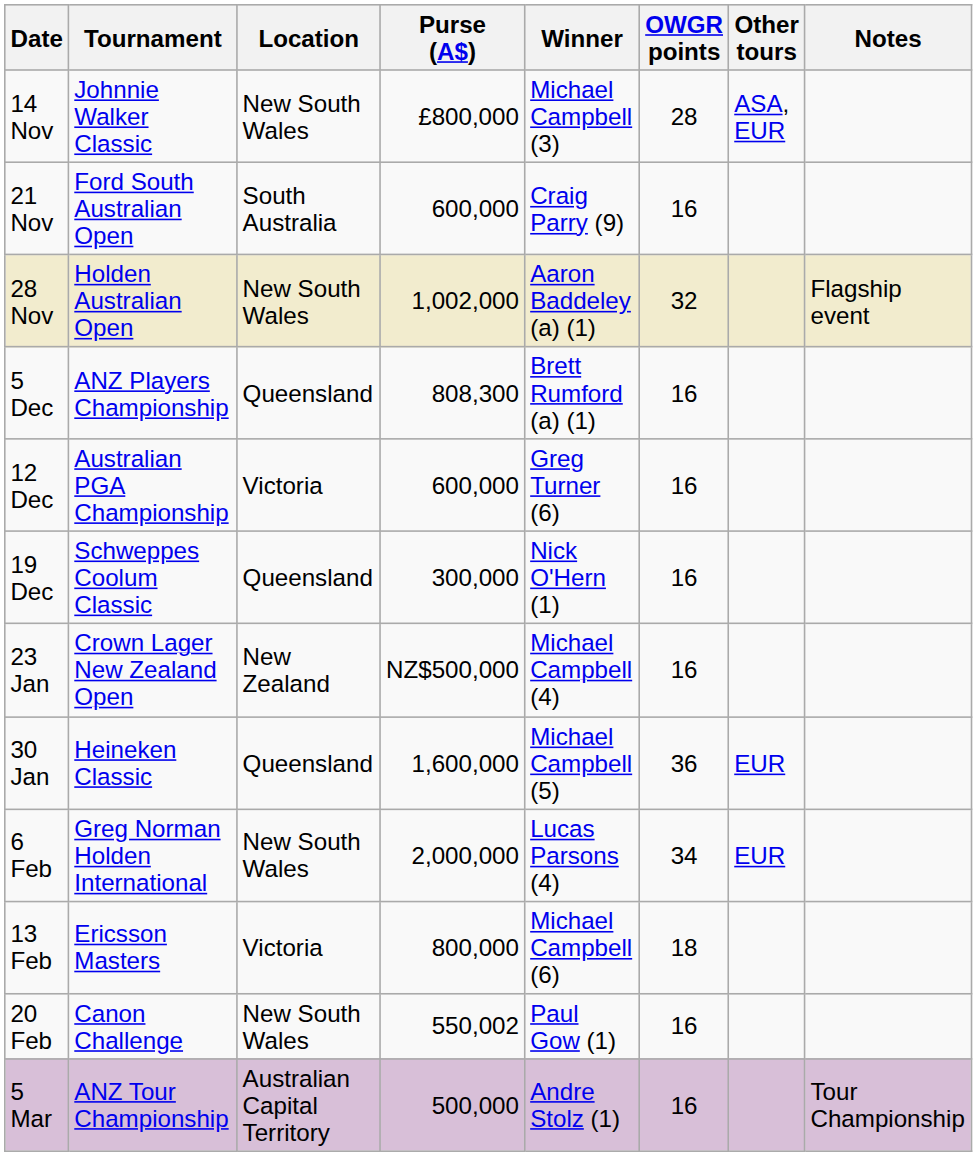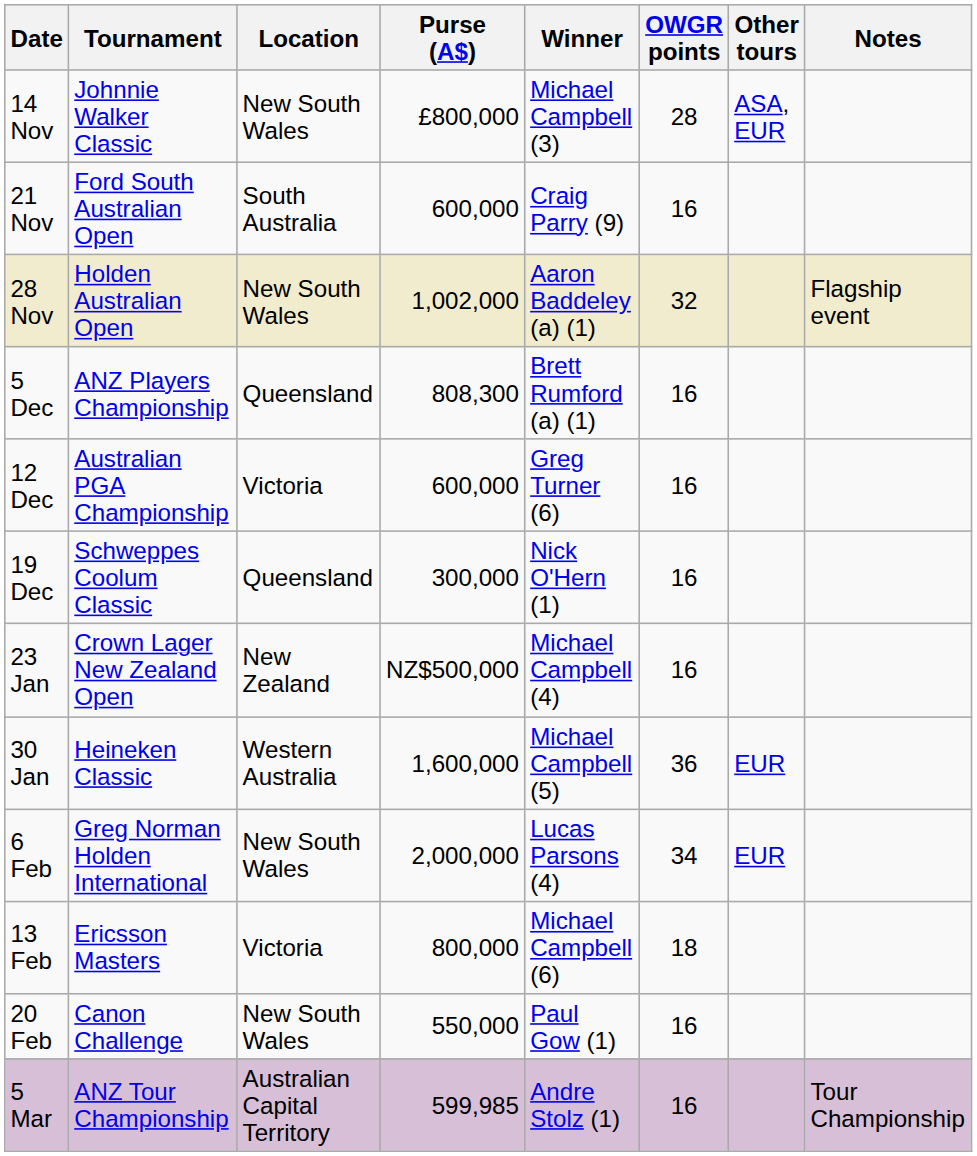(308, 763) Queensland -> (290, 763) Western Australia
(475, 1026) 550,002 -> (475, 1026) 550,000
(475, 1105) 500,000 -> (475, 1105) 599,985
